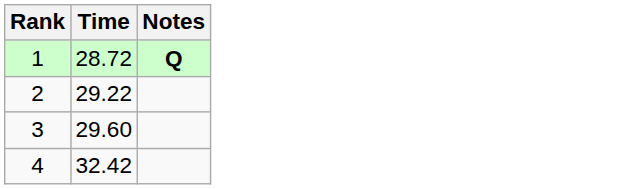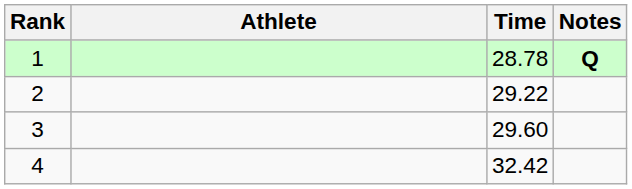+ column: (278, 22)
(104, 58) 28.72 -> (520, 58) 28.78
